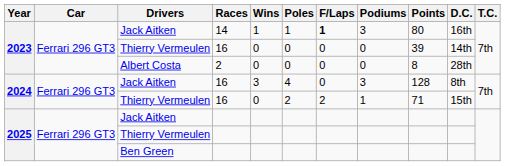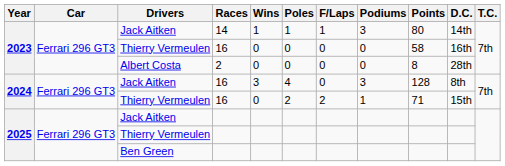(322, 30) bold -> (322, 30) normal
(461, 30) 16th -> (461, 30) 14th
(418, 47) 39 -> (418, 47) 58
(461, 47) 14th -> (461, 47) 16th
